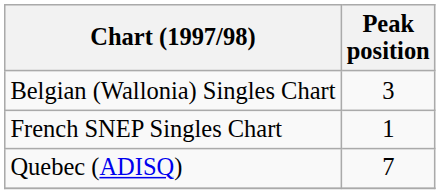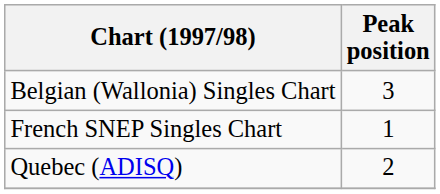(388, 167) 7 -> (388, 167) 2
